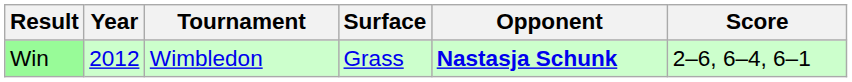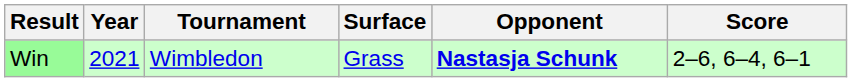(114, 58) 2012 -> (114, 58) 2021
